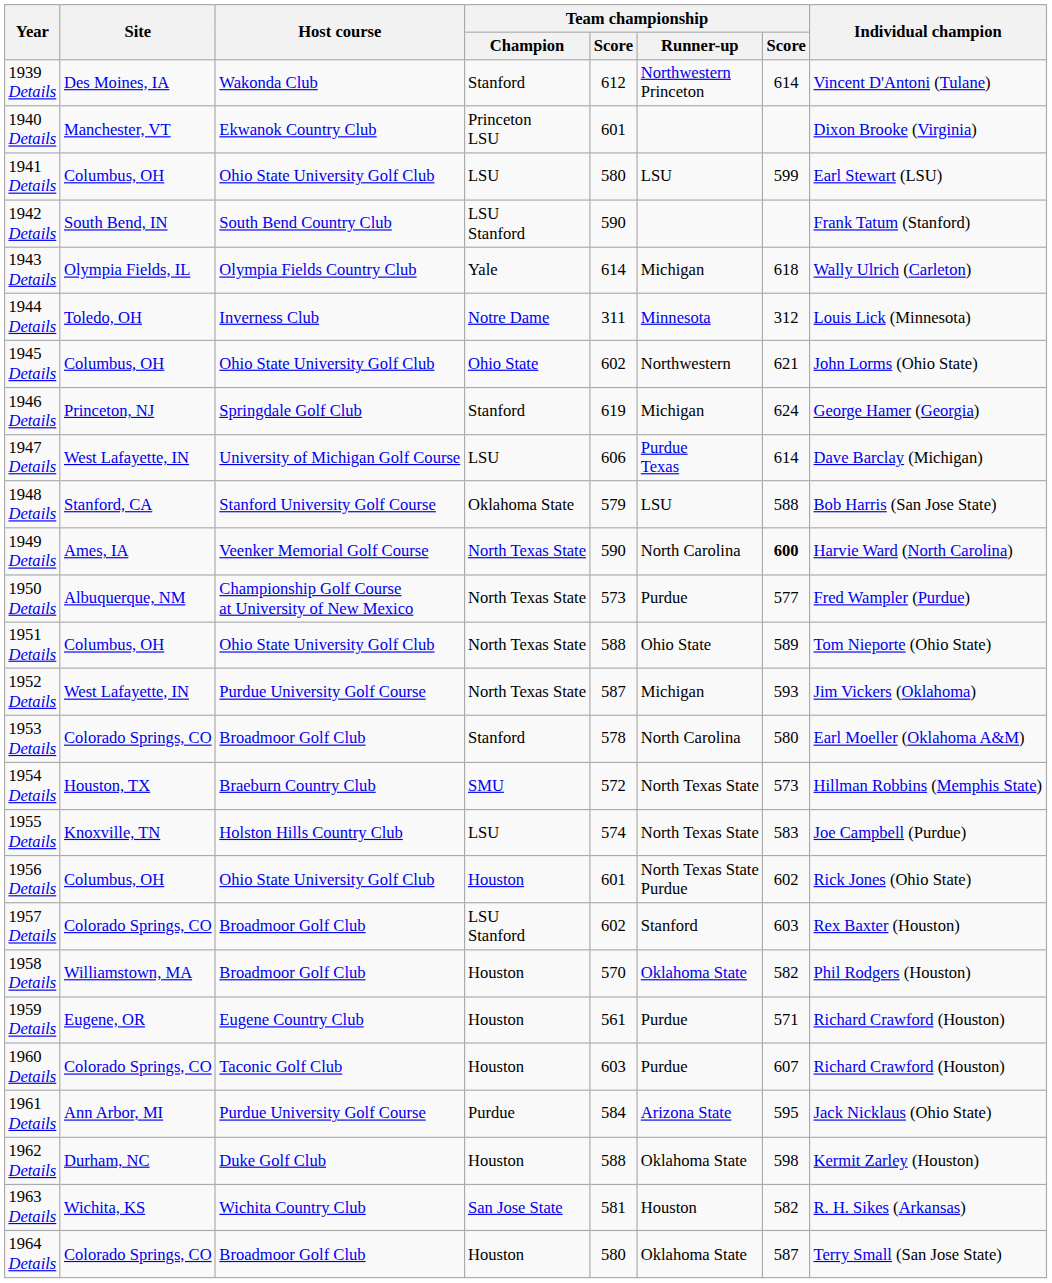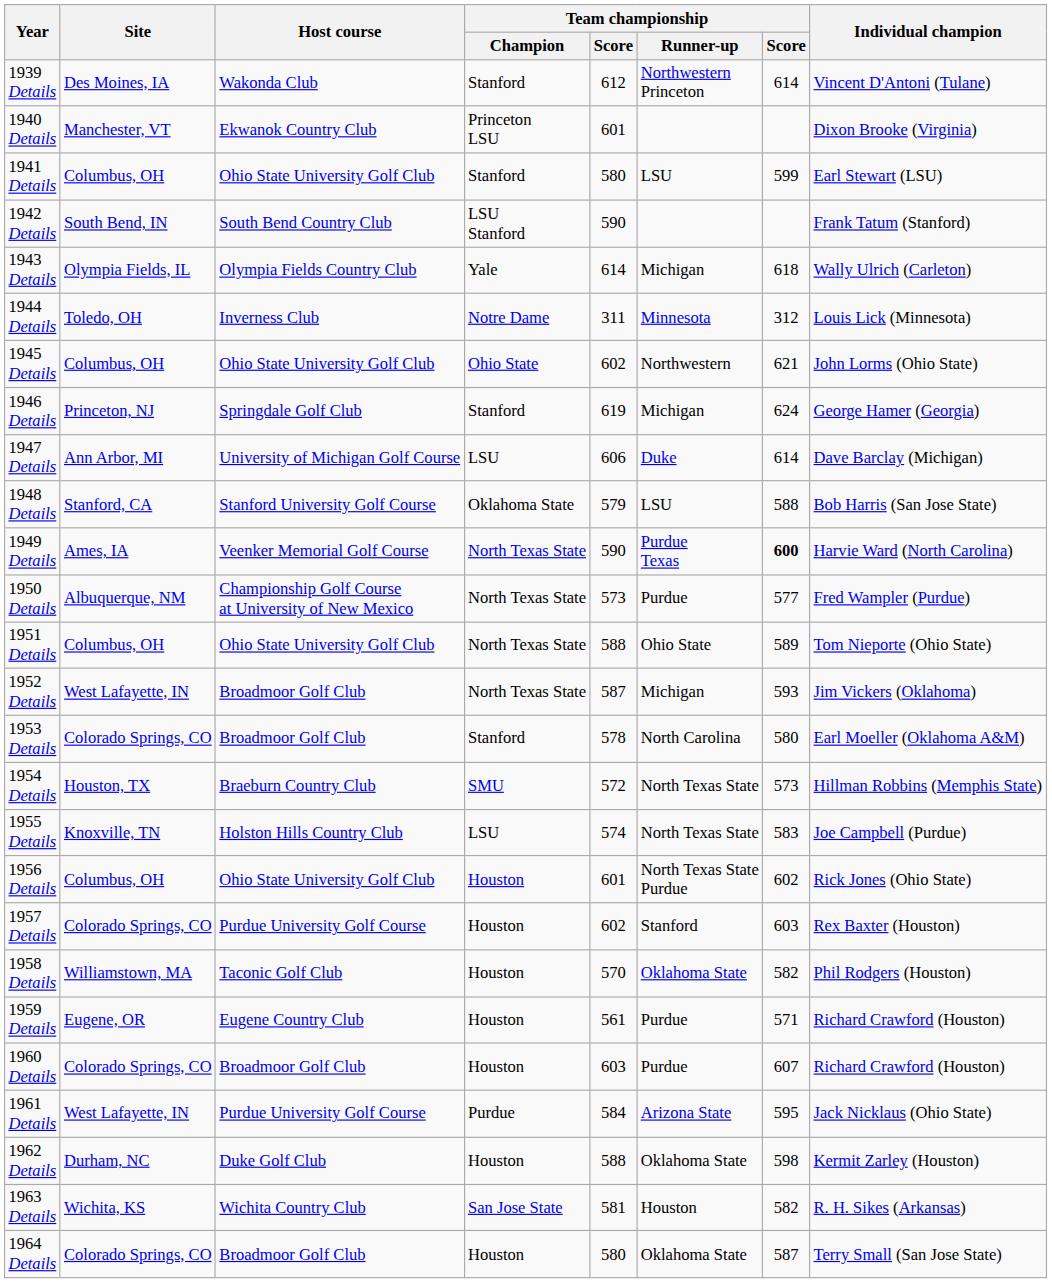(484, 176) LSU -> (496, 176) Stanford
(127, 457) West Lafayette, IN -> (114, 457) Ann Arbor, MI
(664, 457) Purdue Texas -> (659, 457) Duke
(691, 551) North Carolina -> (664, 551) Purdue Texas
(323, 692) Purdue University Golf Course -> (292, 692) Broadmoor Golf Club
(292, 926) Broadmoor Golf Club -> (323, 926) Purdue University Golf Course
(496, 926) LSU Stanford -> (496, 926) Houston
(292, 973) Broadmoor Golf Club -> (281, 973) Taconic Golf Club
(281, 1067) Taconic Golf Club -> (292, 1067) Broadmoor Golf Club
(114, 1113) Ann Arbor, MI -> (127, 1113) West Lafayette, IN
